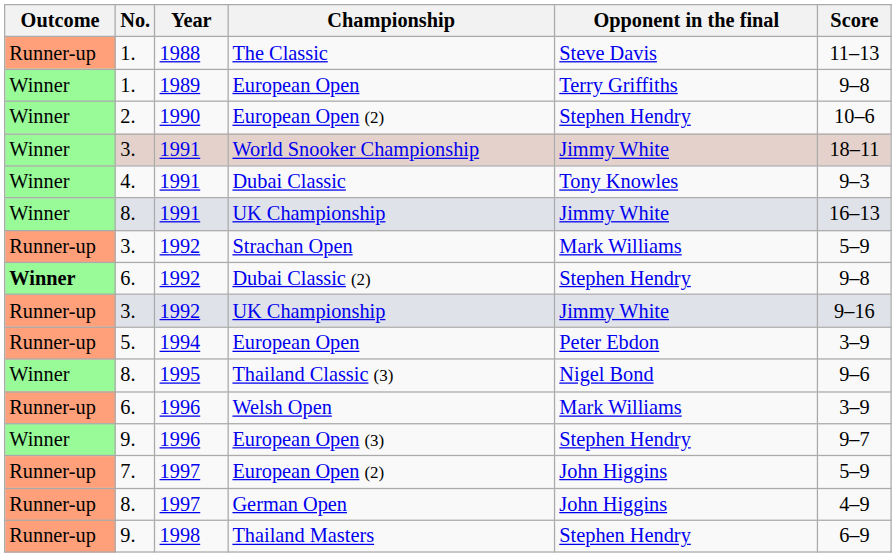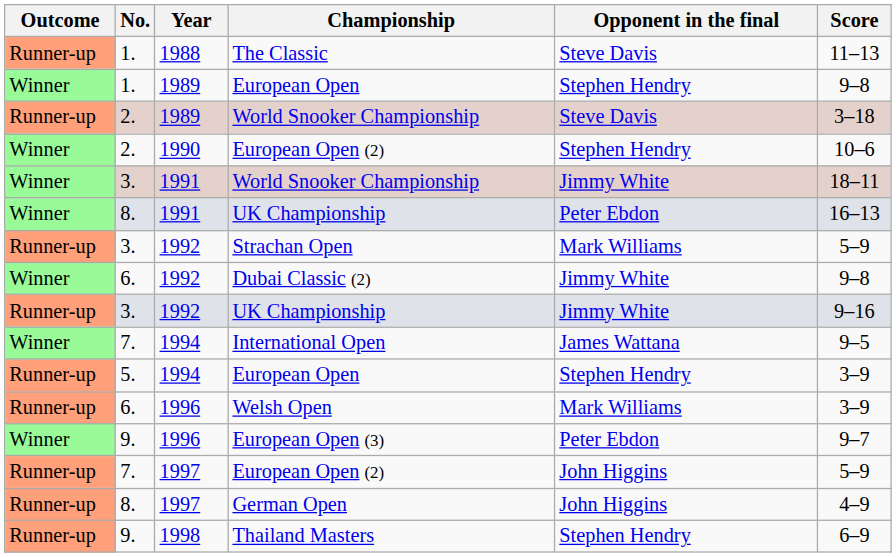(619, 85) Terry Griffiths -> (625, 85) Stephen Hendry
+ row: (180, 117)
- row: (180, 181)
(614, 213) Jimmy White -> (609, 213) Peter Ebdon
(42, 278) bold -> (39, 278) normal
(625, 278) Stephen Hendry -> (614, 278) Jimmy White
+ row: (180, 342)
(609, 342) Peter Ebdon -> (625, 375) Stephen Hendry
- row: (180, 375)
(625, 439) Stephen Hendry -> (609, 439) Peter Ebdon
